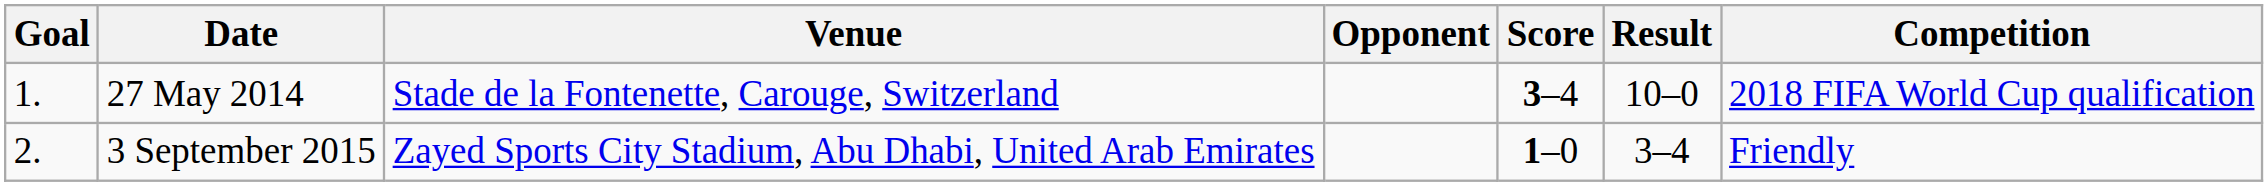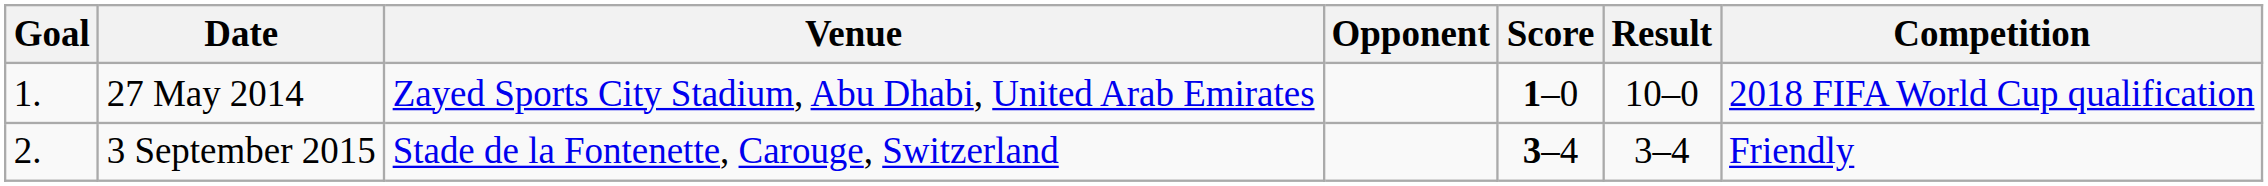(726, 92) Stade de la Fontenette, Carouge, Switzerland -> (854, 92) Zayed Sports City Stadium, Abu Dhabi, United Arab Emirates
(1551, 92) 3–4 -> (1551, 92) 1–0
(854, 151) Zayed Sports City Stadium, Abu Dhabi, United Arab Emirates -> (726, 151) Stade de la Fontenette, Carouge, Switzerland
(1551, 151) 1–0 -> (1551, 151) 3–4
